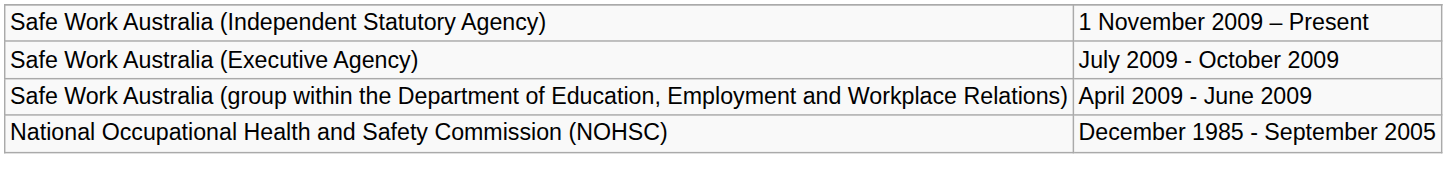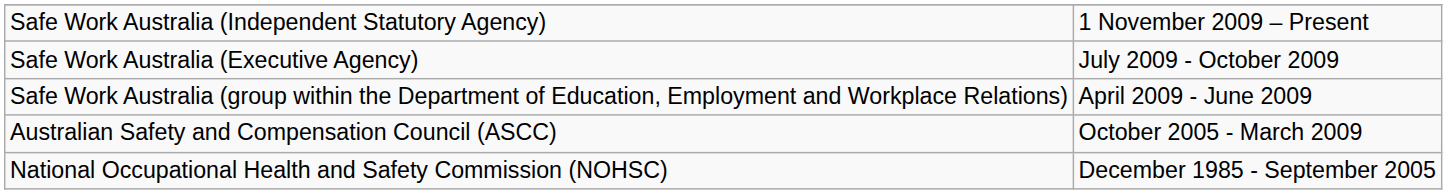+ row: (283, 133)
